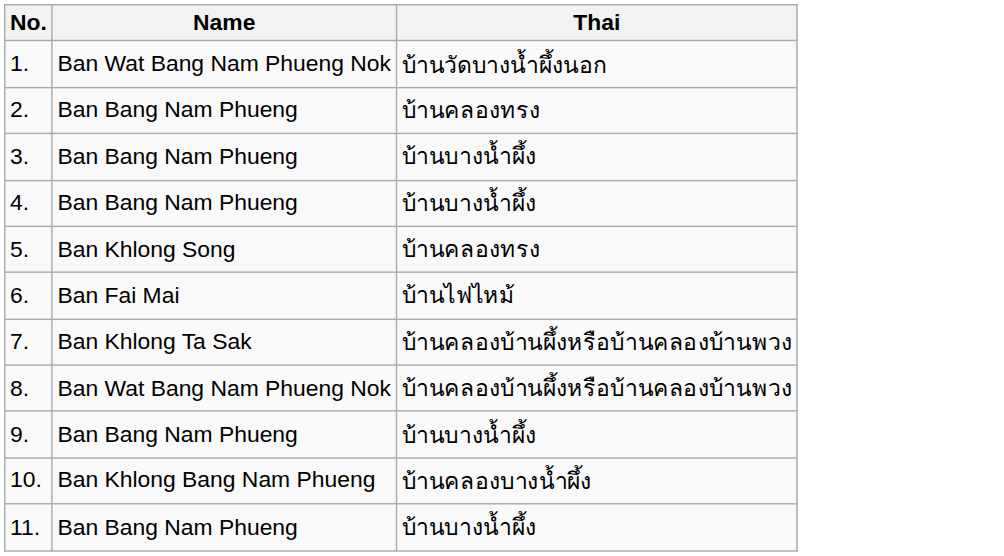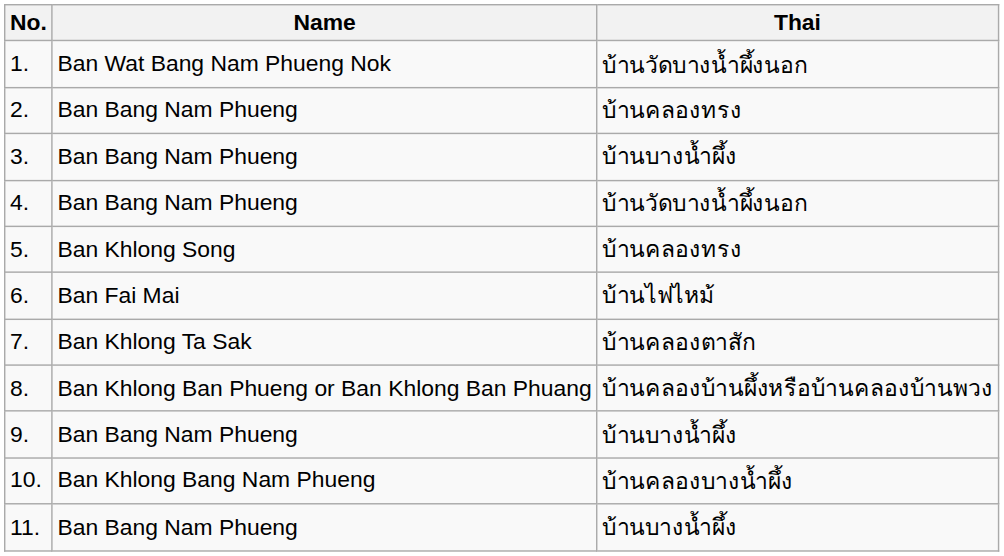(469, 203) บ้านบางน้ำผึ้ง -> (705, 203) บ้านวัดบางน้ำผึ้งนอก
(597, 342) บ้านคลองบ้านผึ้งหรือบ้านคลองบ้านพวง -> (679, 342) บ้านคลองตาสัก
(224, 388) Ban Wat Bang Nam Phueng Nok -> (325, 388) Ban Khlong Ban Phueng or Ban Khlong Ban Phuang
